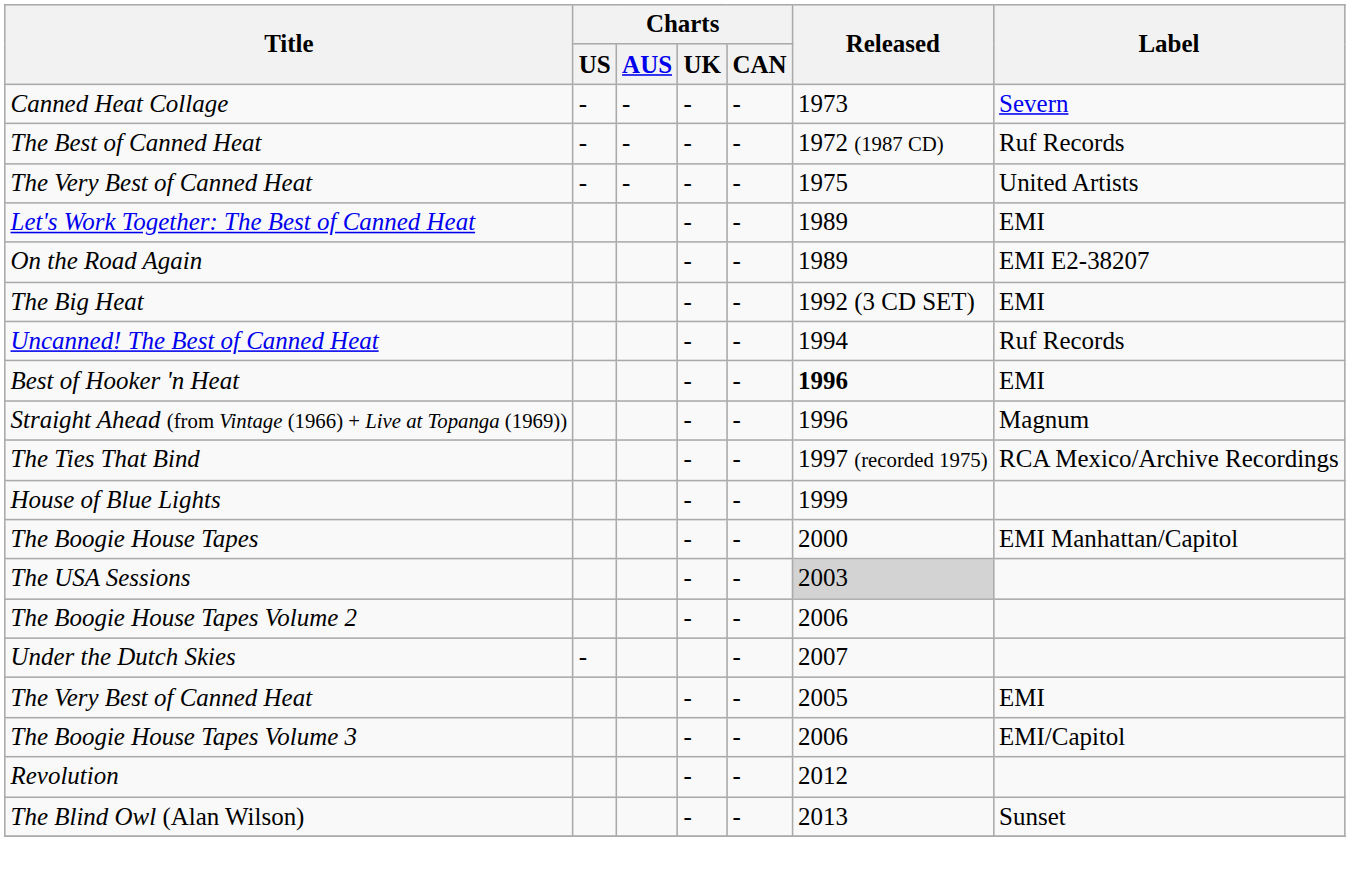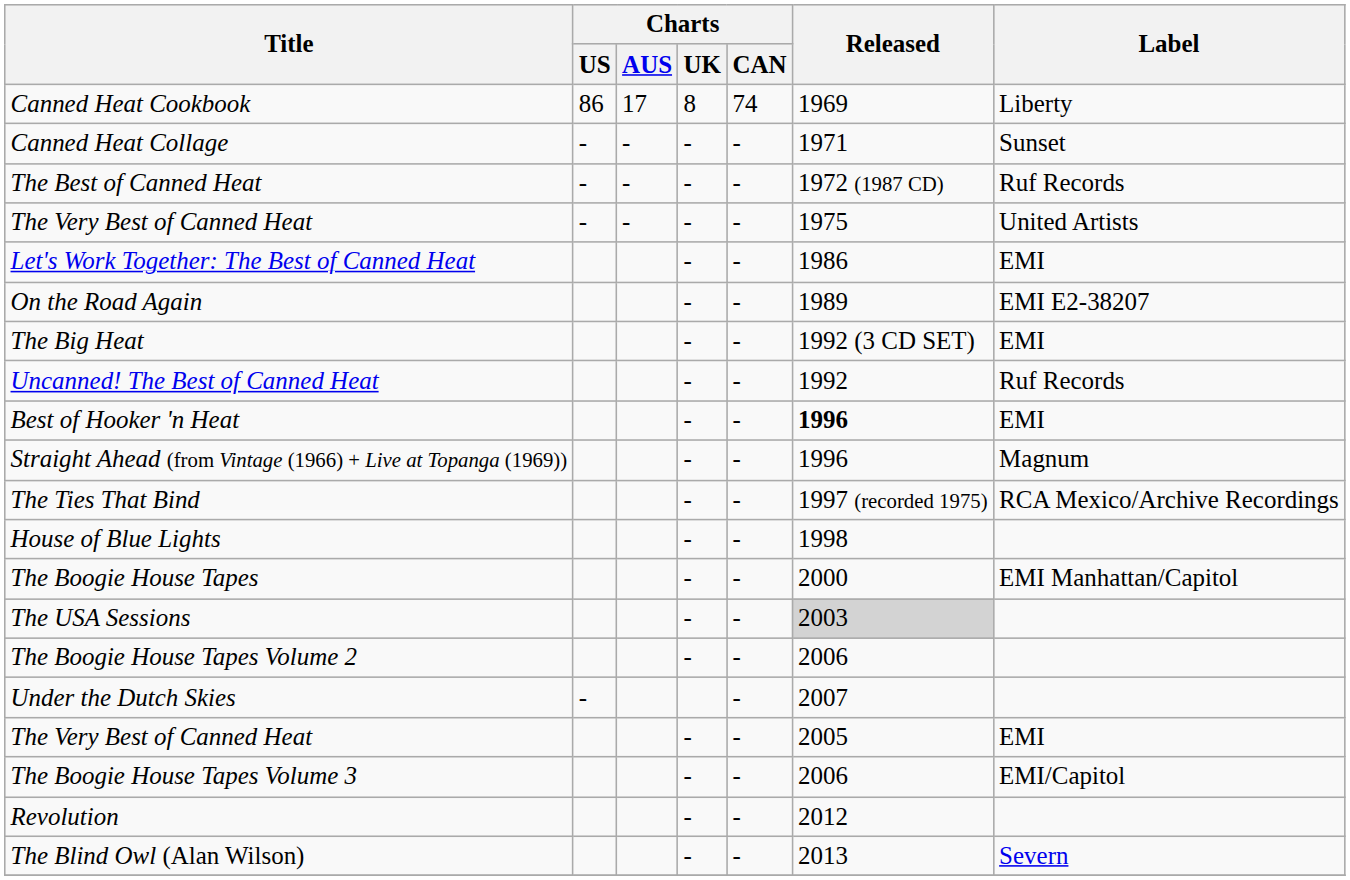+ row: (130, 103)
(823, 103) 1973 -> (823, 143) 1971
(1034, 103) Severn -> (1032, 143) Sunset
(823, 222) 1989 -> (823, 261) 1986
(823, 340) 1994 -> (823, 380) 1992
(823, 499) 1999 -> (823, 538) 1998
(1032, 815) Sunset -> (1034, 855) Severn
